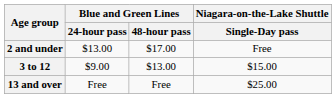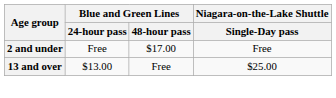(97, 49) $13.00 -> (97, 49) Free
- row: (35, 67)
(97, 85) Free -> (97, 67) $13.00
